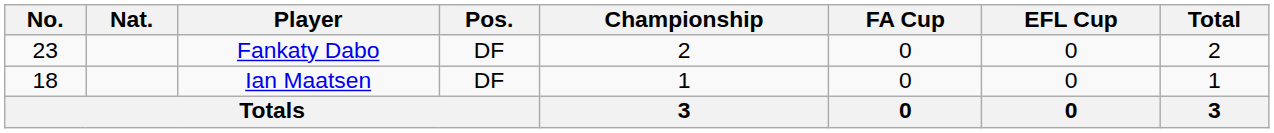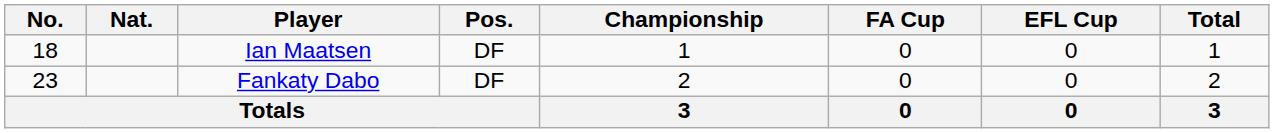rows swapped: (308, 50) <-> (308, 80)
